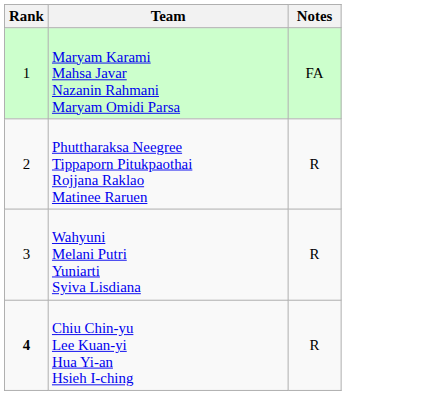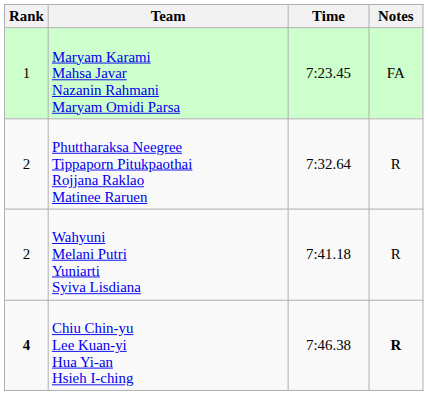+ column: (329, 16)
(26, 254) 3 -> (26, 254) 2
(315, 345) normal -> (396, 345) bold
